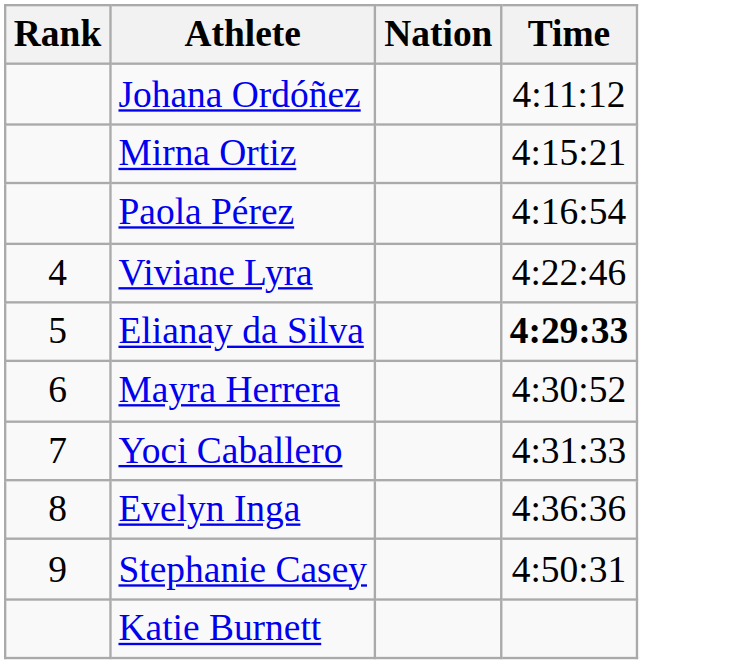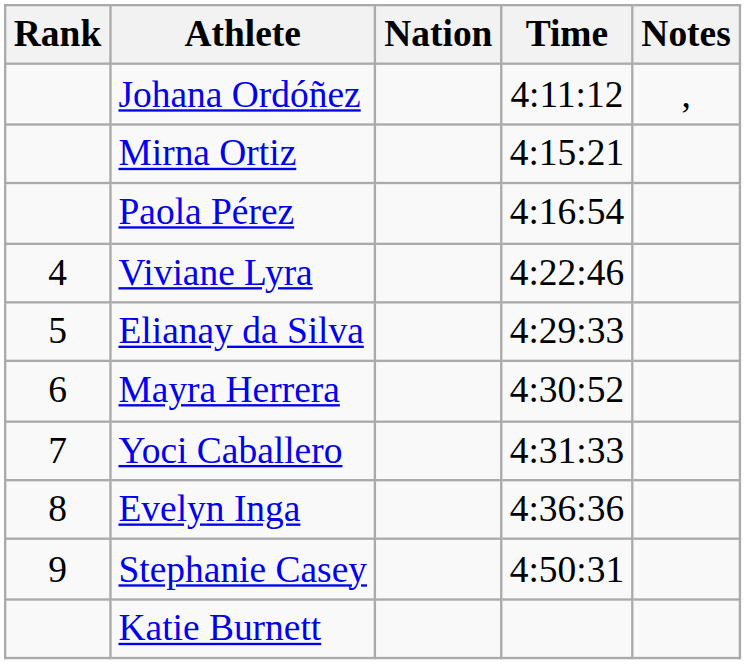+ column: (686, 34)
(569, 331) bold -> (567, 331) normal
